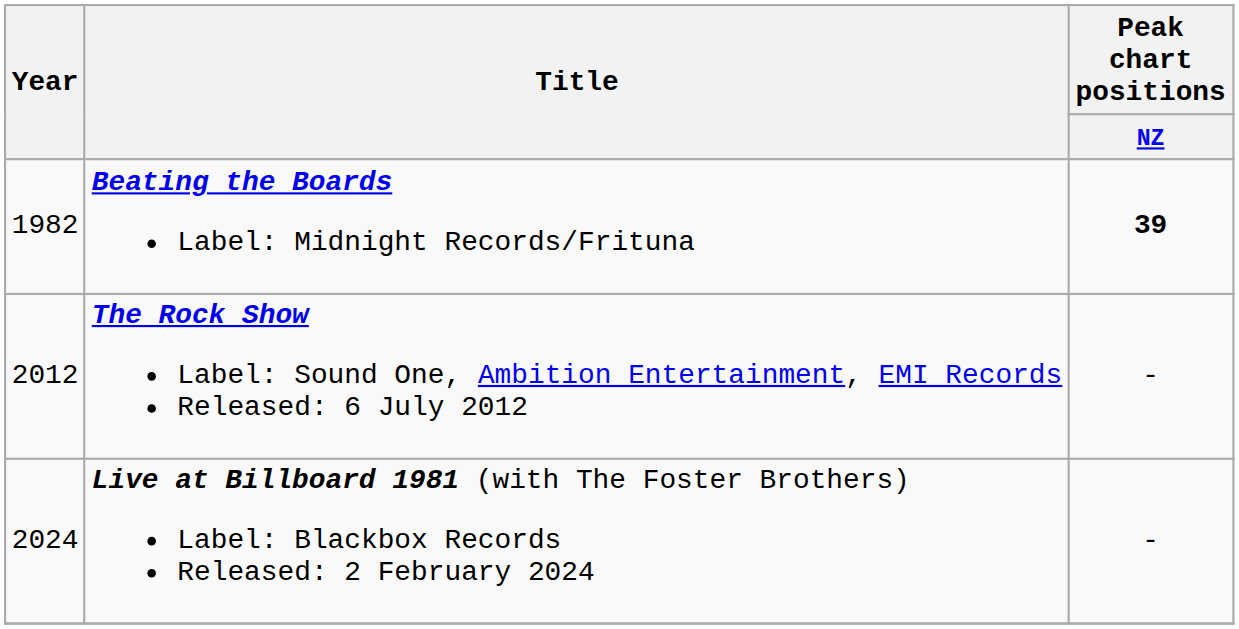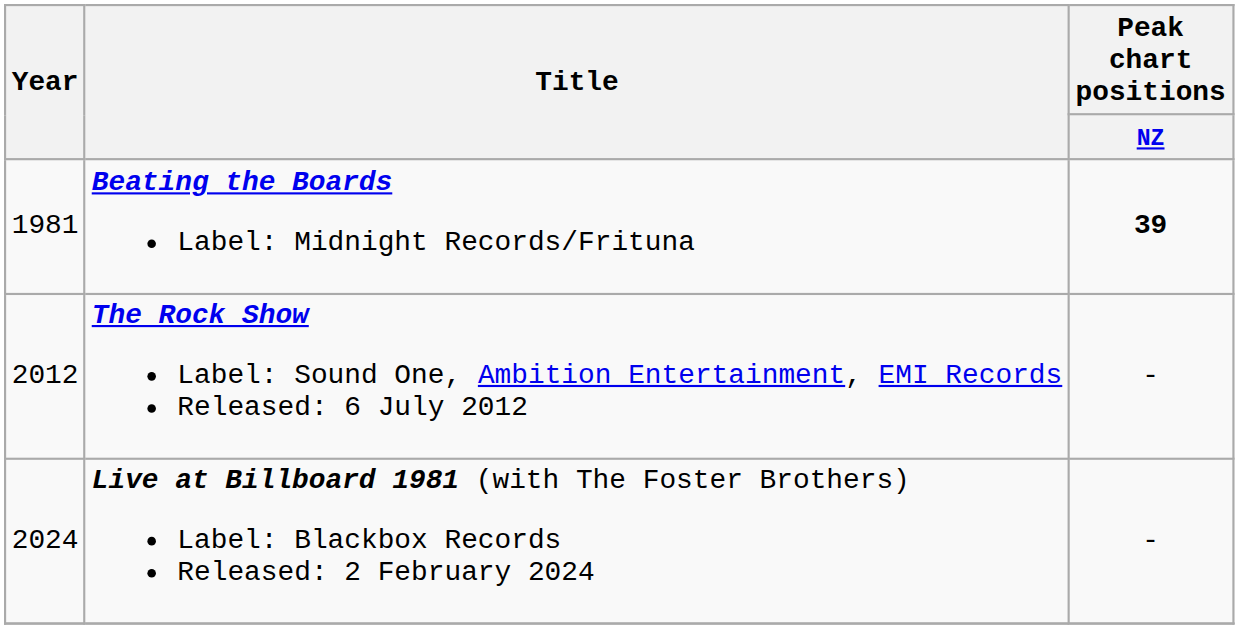(45, 226) 1982 -> (45, 226) 1981
